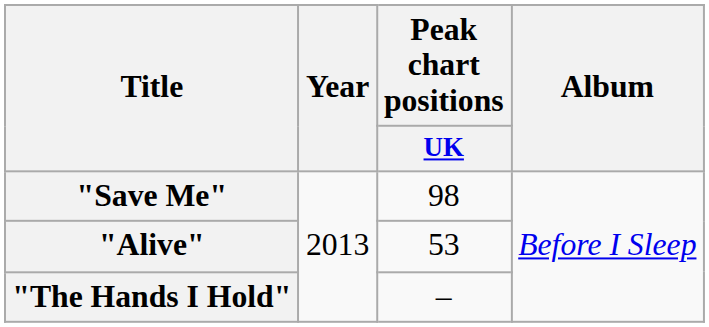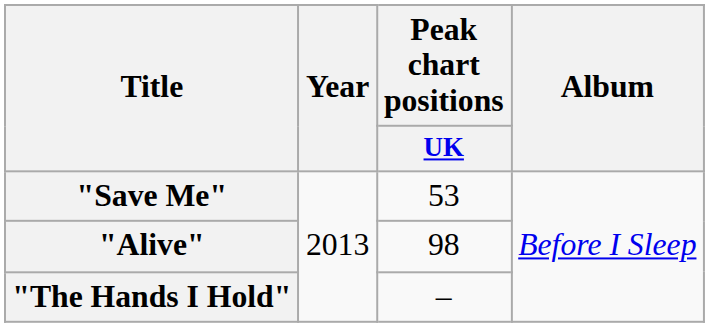(444, 195) 98 -> (444, 195) 53
(444, 245) 53 -> (444, 245) 98
